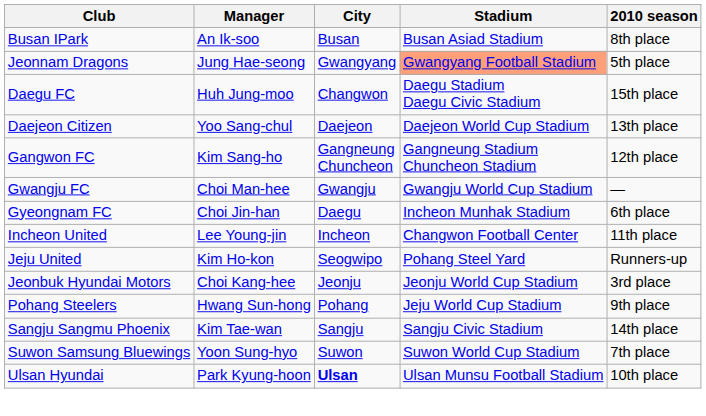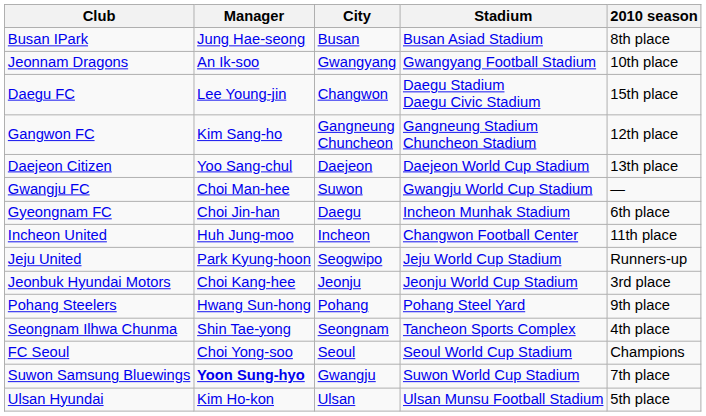(228, 39) An Ik-soo -> (251, 39) Jung Hae-seong
(251, 62) Jung Hae-seong -> (228, 62) An Ik-soo
(500, 62) lightsalmon background -> (500, 62) no background
(640, 62) 5th place -> (644, 62) 10th place
(245, 94) Huh Jung-moo -> (242, 94) Lee Young-jin
rows swapped: (60, 126) <-> (51, 157)
(347, 189) Gwangju -> (340, 189) Suwon
(242, 236) Lee Young-jin -> (245, 236) Huh Jung-moo
(236, 259) Kim Ho-kon -> (254, 259) Park Kyung-hoon
(464, 259) Pohang Steel Yard -> (482, 259) Jeju World Cup Stadium
(482, 306) Jeju World Cup Stadium -> (464, 306) Pohang Steel Yard
- row: (89, 329)
+ row: (93, 329)
+ row: (39, 352)
(247, 352) normal -> (251, 376) bold
(340, 352) Suwon -> (347, 376) Gwangju
(254, 376) Park Kyung-hoon -> (236, 399) Kim Ho-kon
(338, 376) bold -> (336, 399) normal
(644, 376) 10th place -> (640, 399) 5th place
